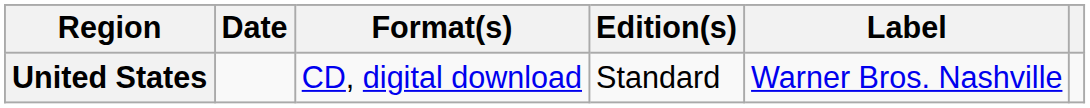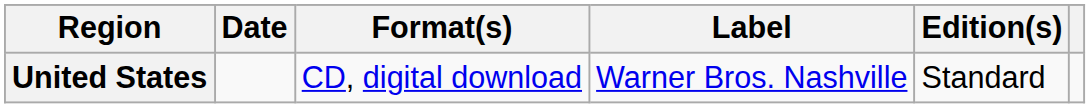columns swapped: (907, 28) <-> (667, 28)
